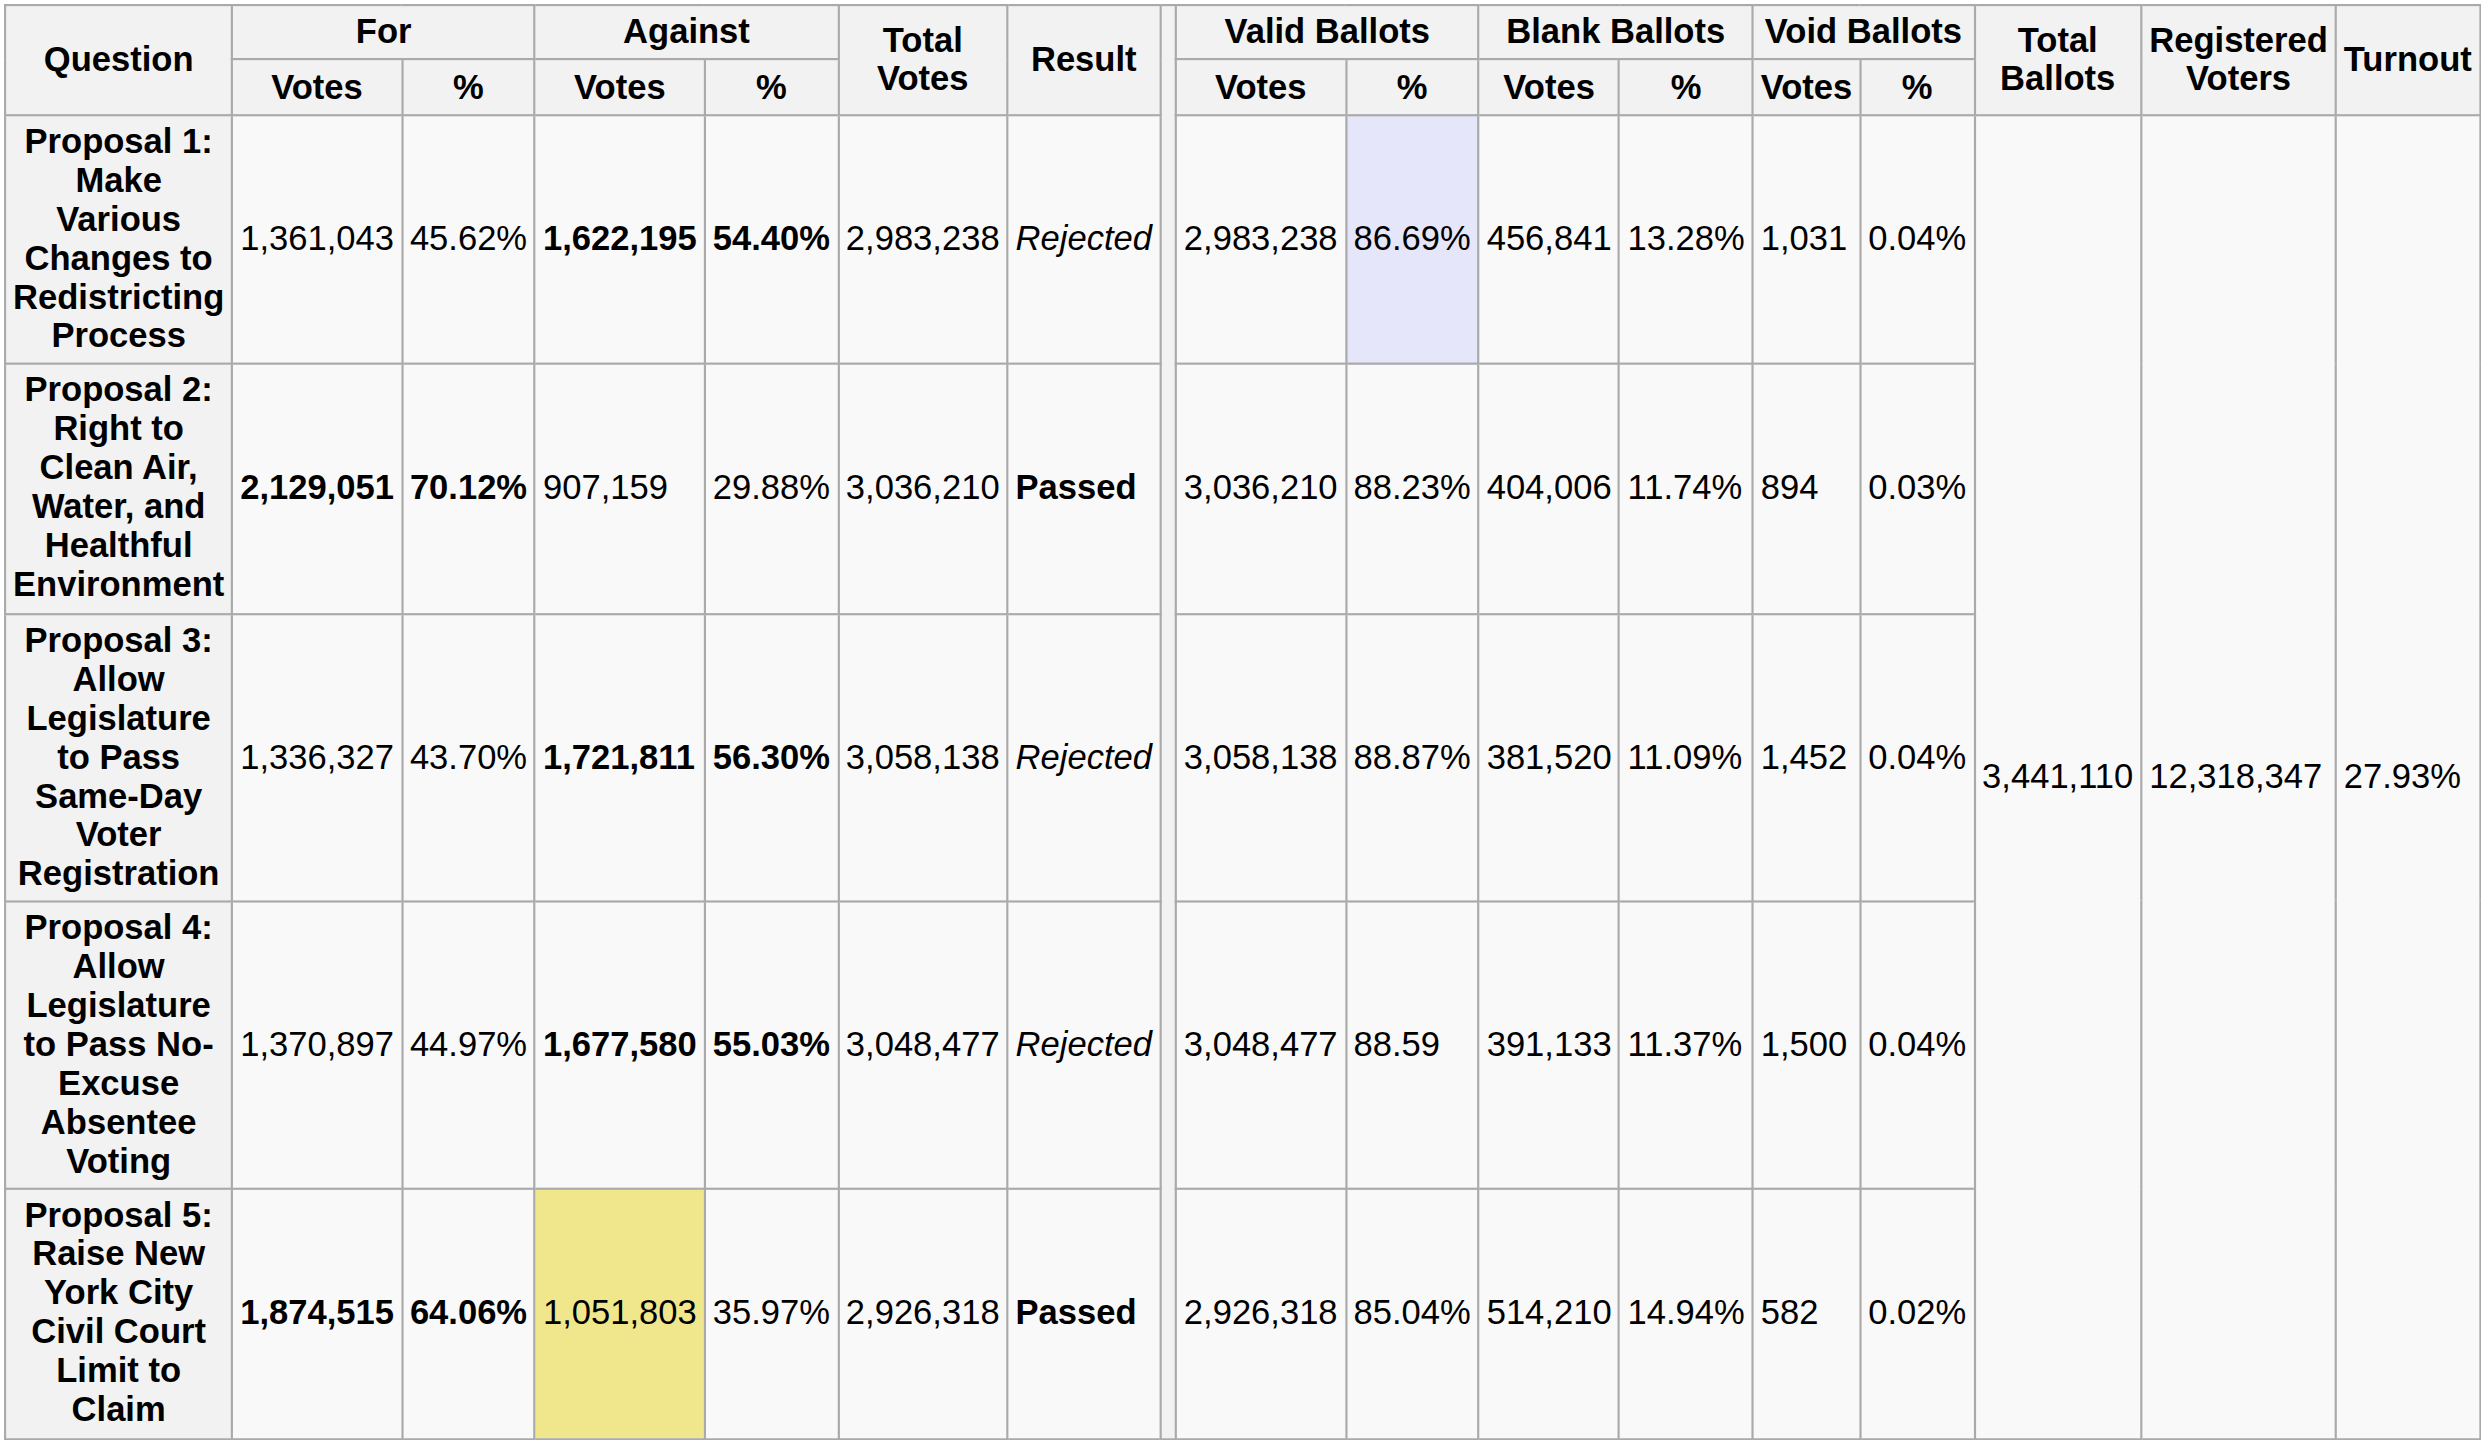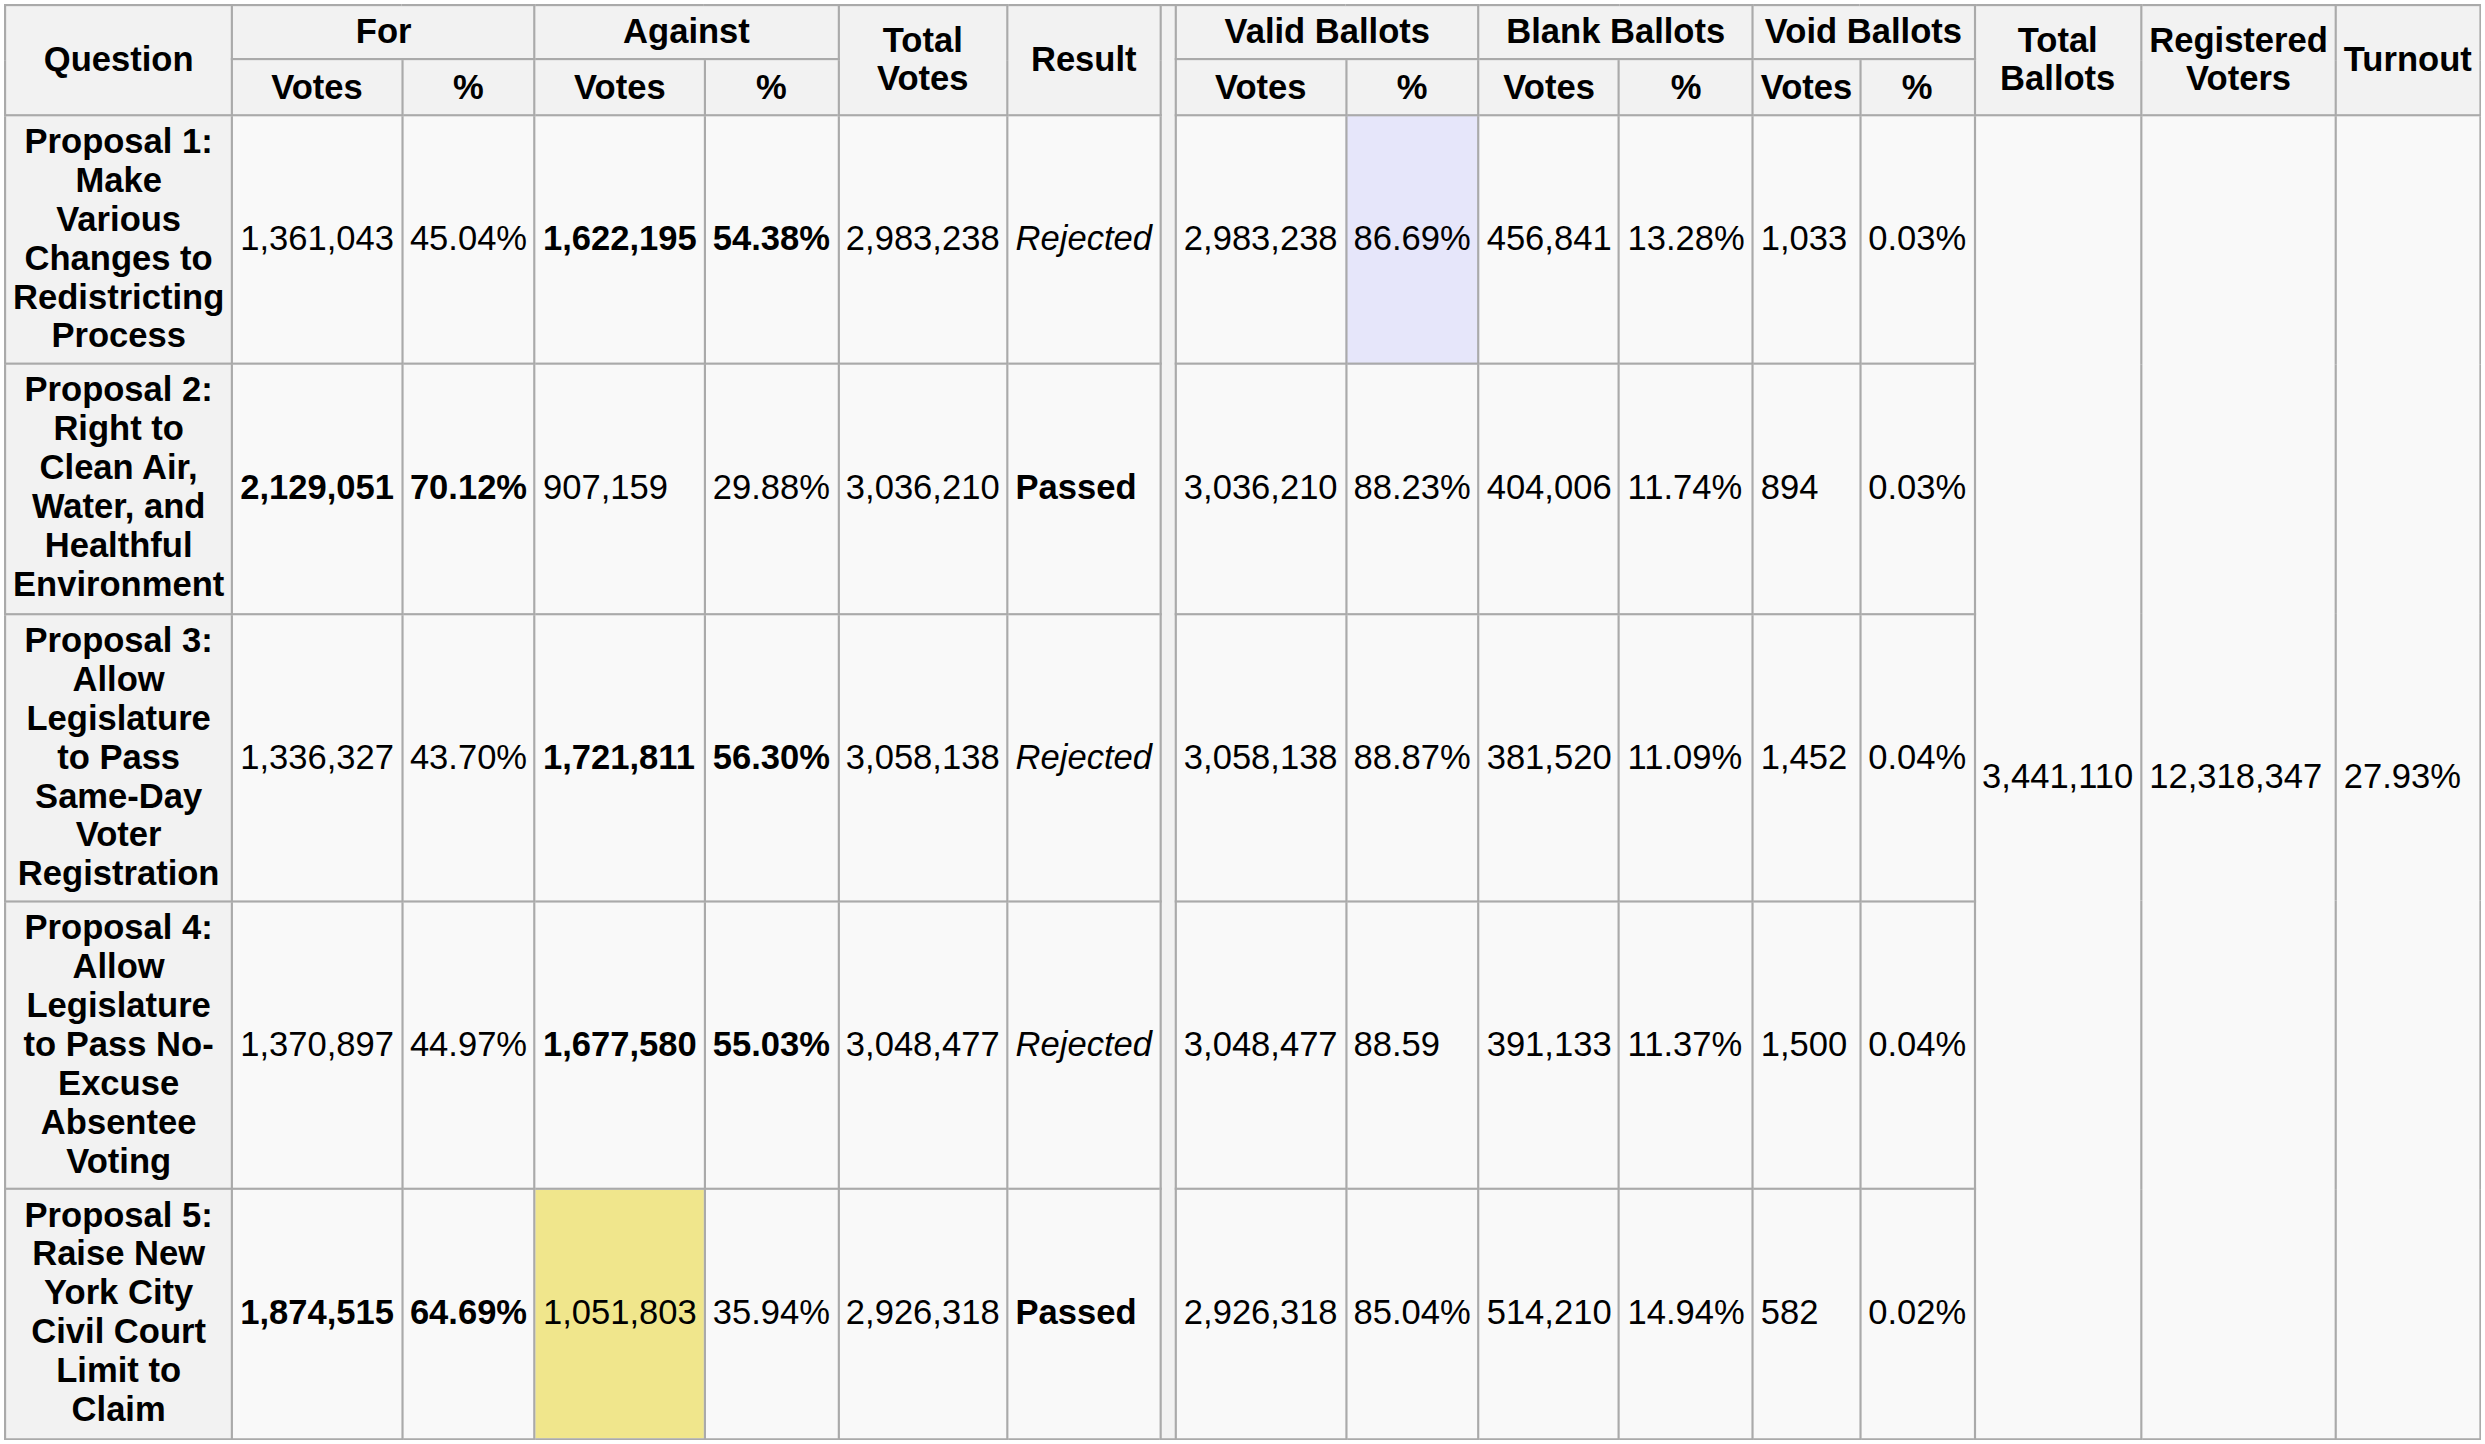(468, 238) 45.62% -> (468, 238) 45.04%
(771, 238) 54.40% -> (771, 238) 54.38%
(1804, 238) 1,031 -> (1804, 238) 1,033
(1917, 238) 0.04% -> (1917, 238) 0.03%
(468, 1313) 64.06% -> (468, 1313) 64.69%
(771, 1313) 35.97% -> (771, 1313) 35.94%
